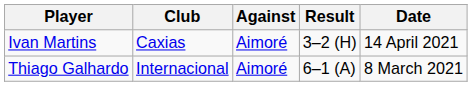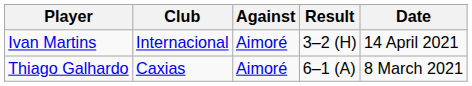(161, 42) Caxias -> (182, 42) Internacional
(182, 68) Internacional -> (161, 68) Caxias
